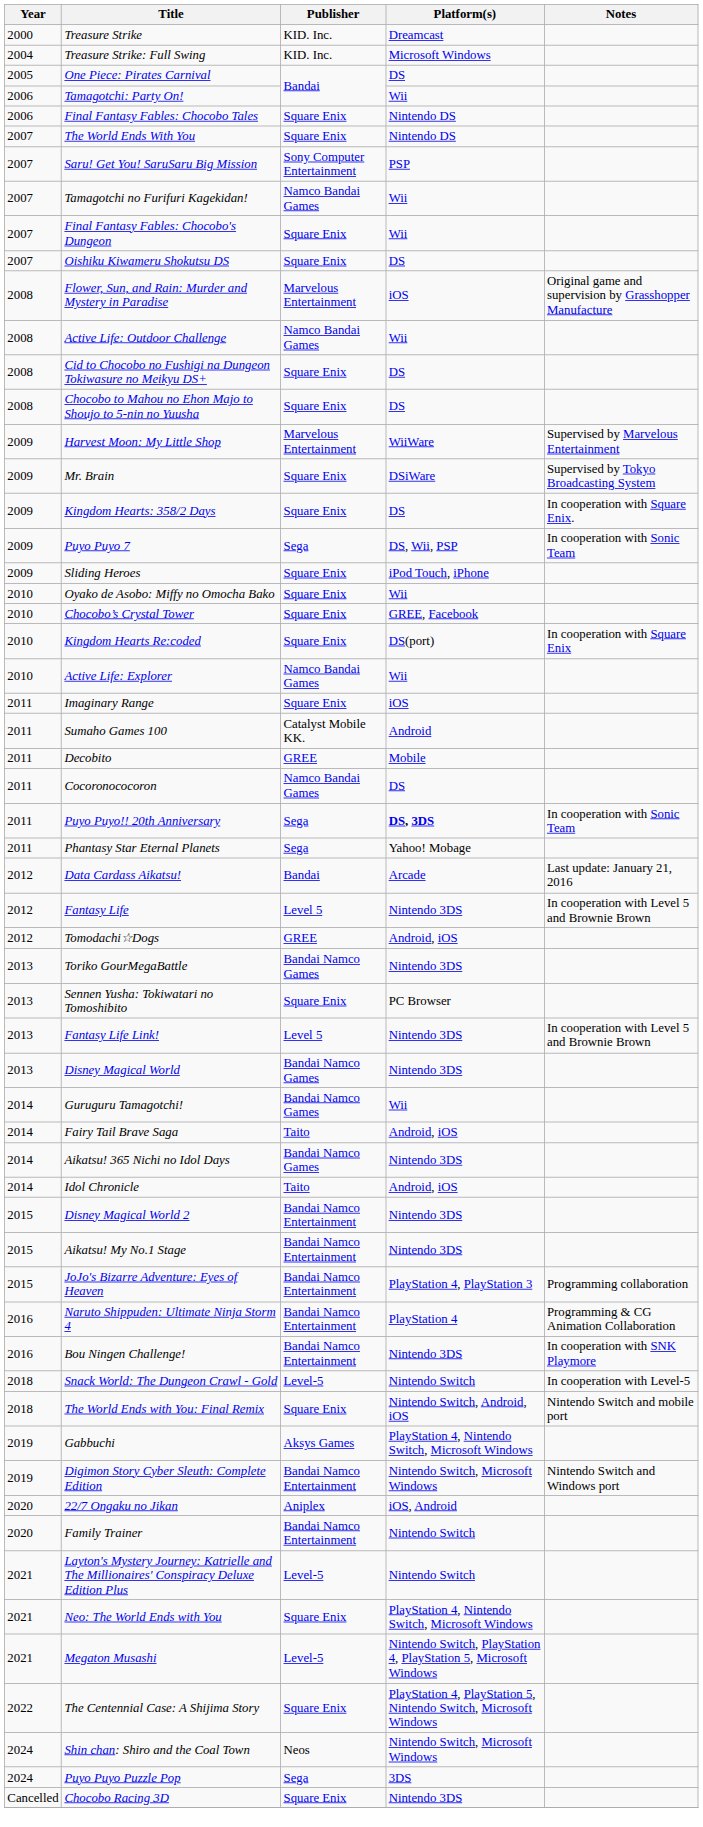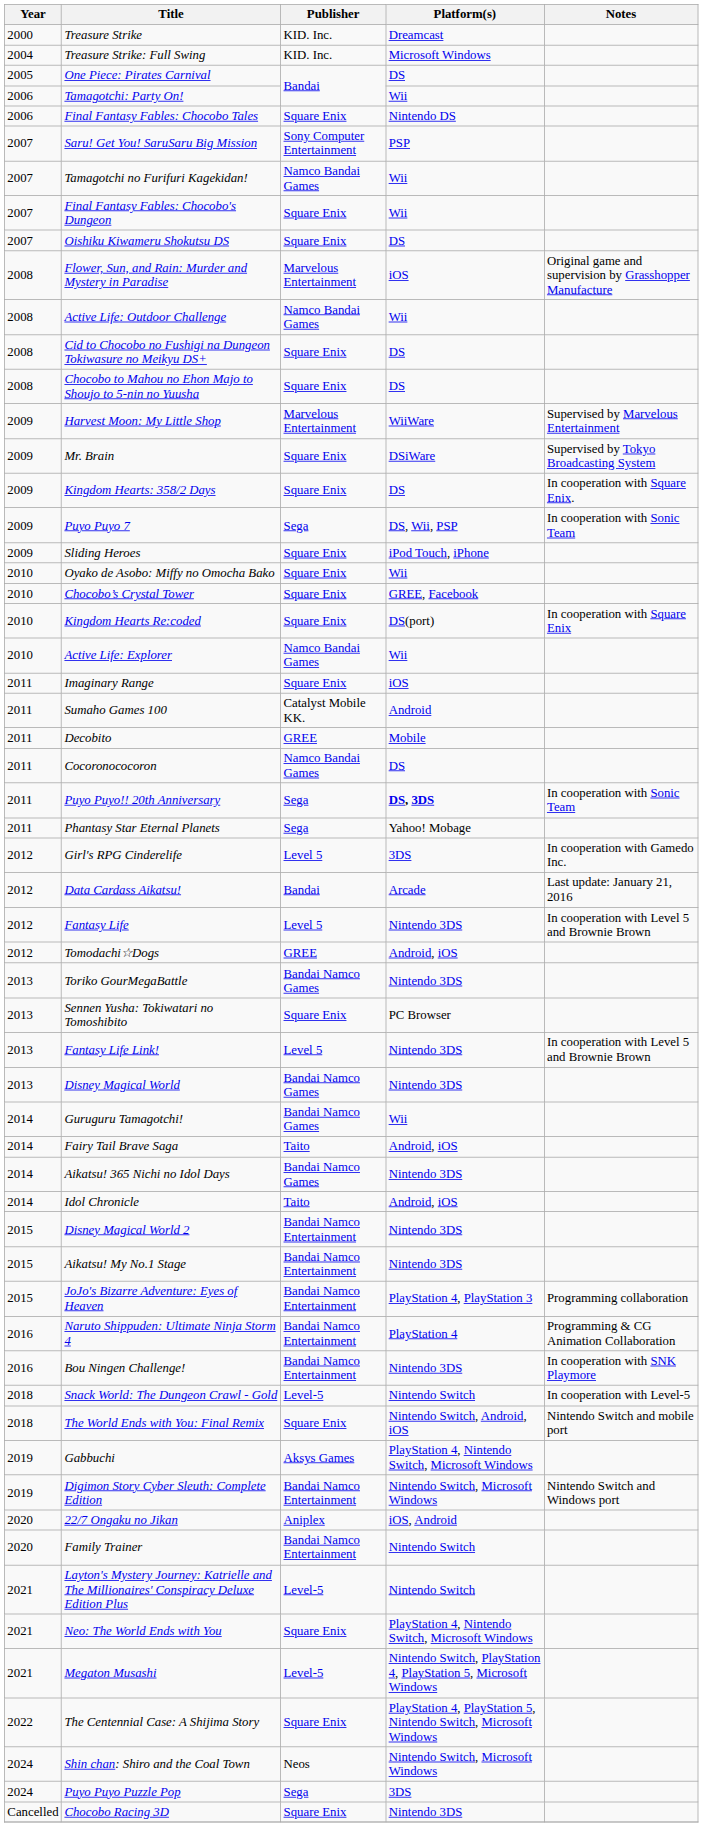- row: (130, 136)
+ row: (123, 855)
